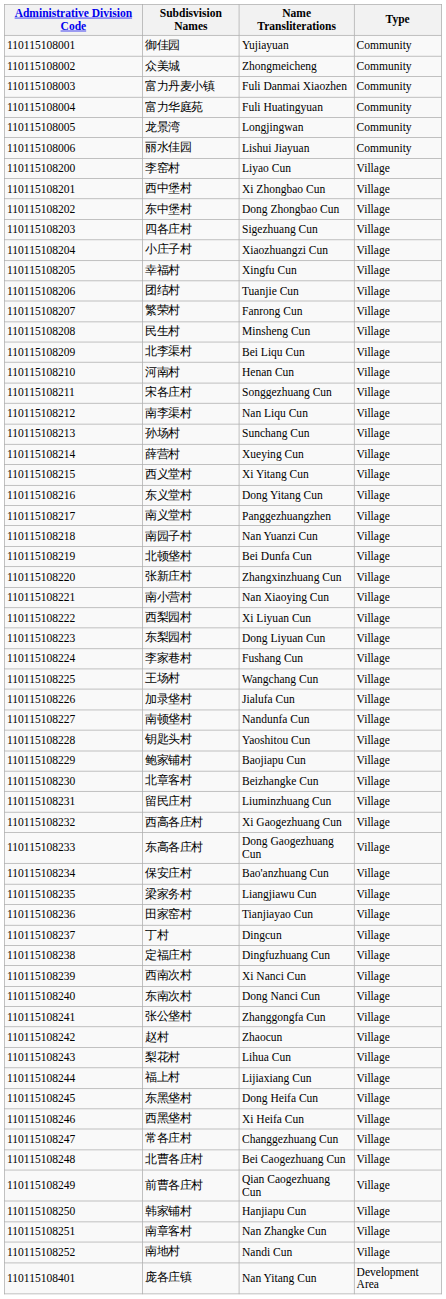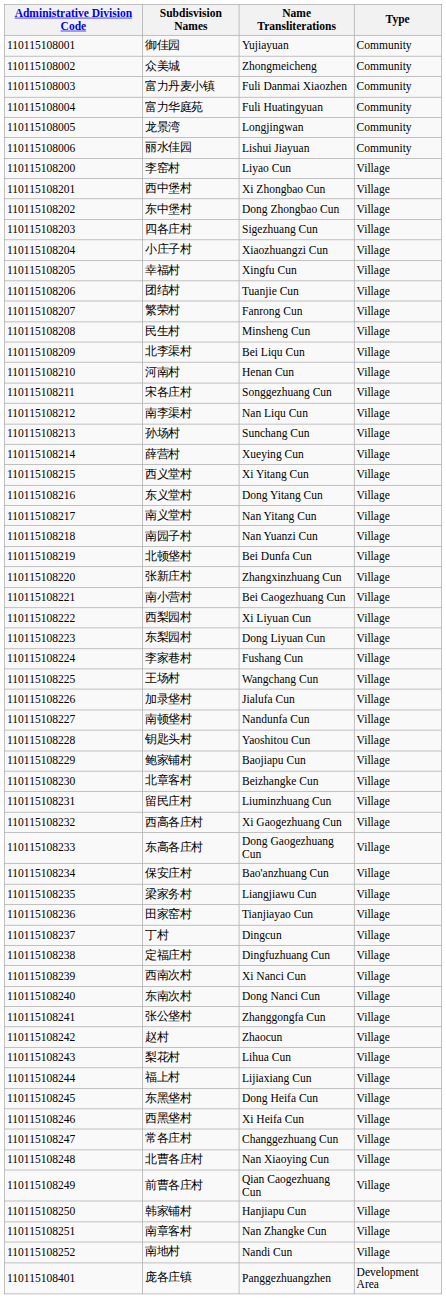(286, 515) Panggezhuangzhen -> (279, 515) Nan Yitang Cun
(285, 597) Nan Xiaoying Cun -> (294, 597) Bei Caogezhuang Cun
(294, 1159) Bei Caogezhuang Cun -> (285, 1159) Nan Xiaoying Cun
(279, 1278) Nan Yitang Cun -> (286, 1278) Panggezhuangzhen
